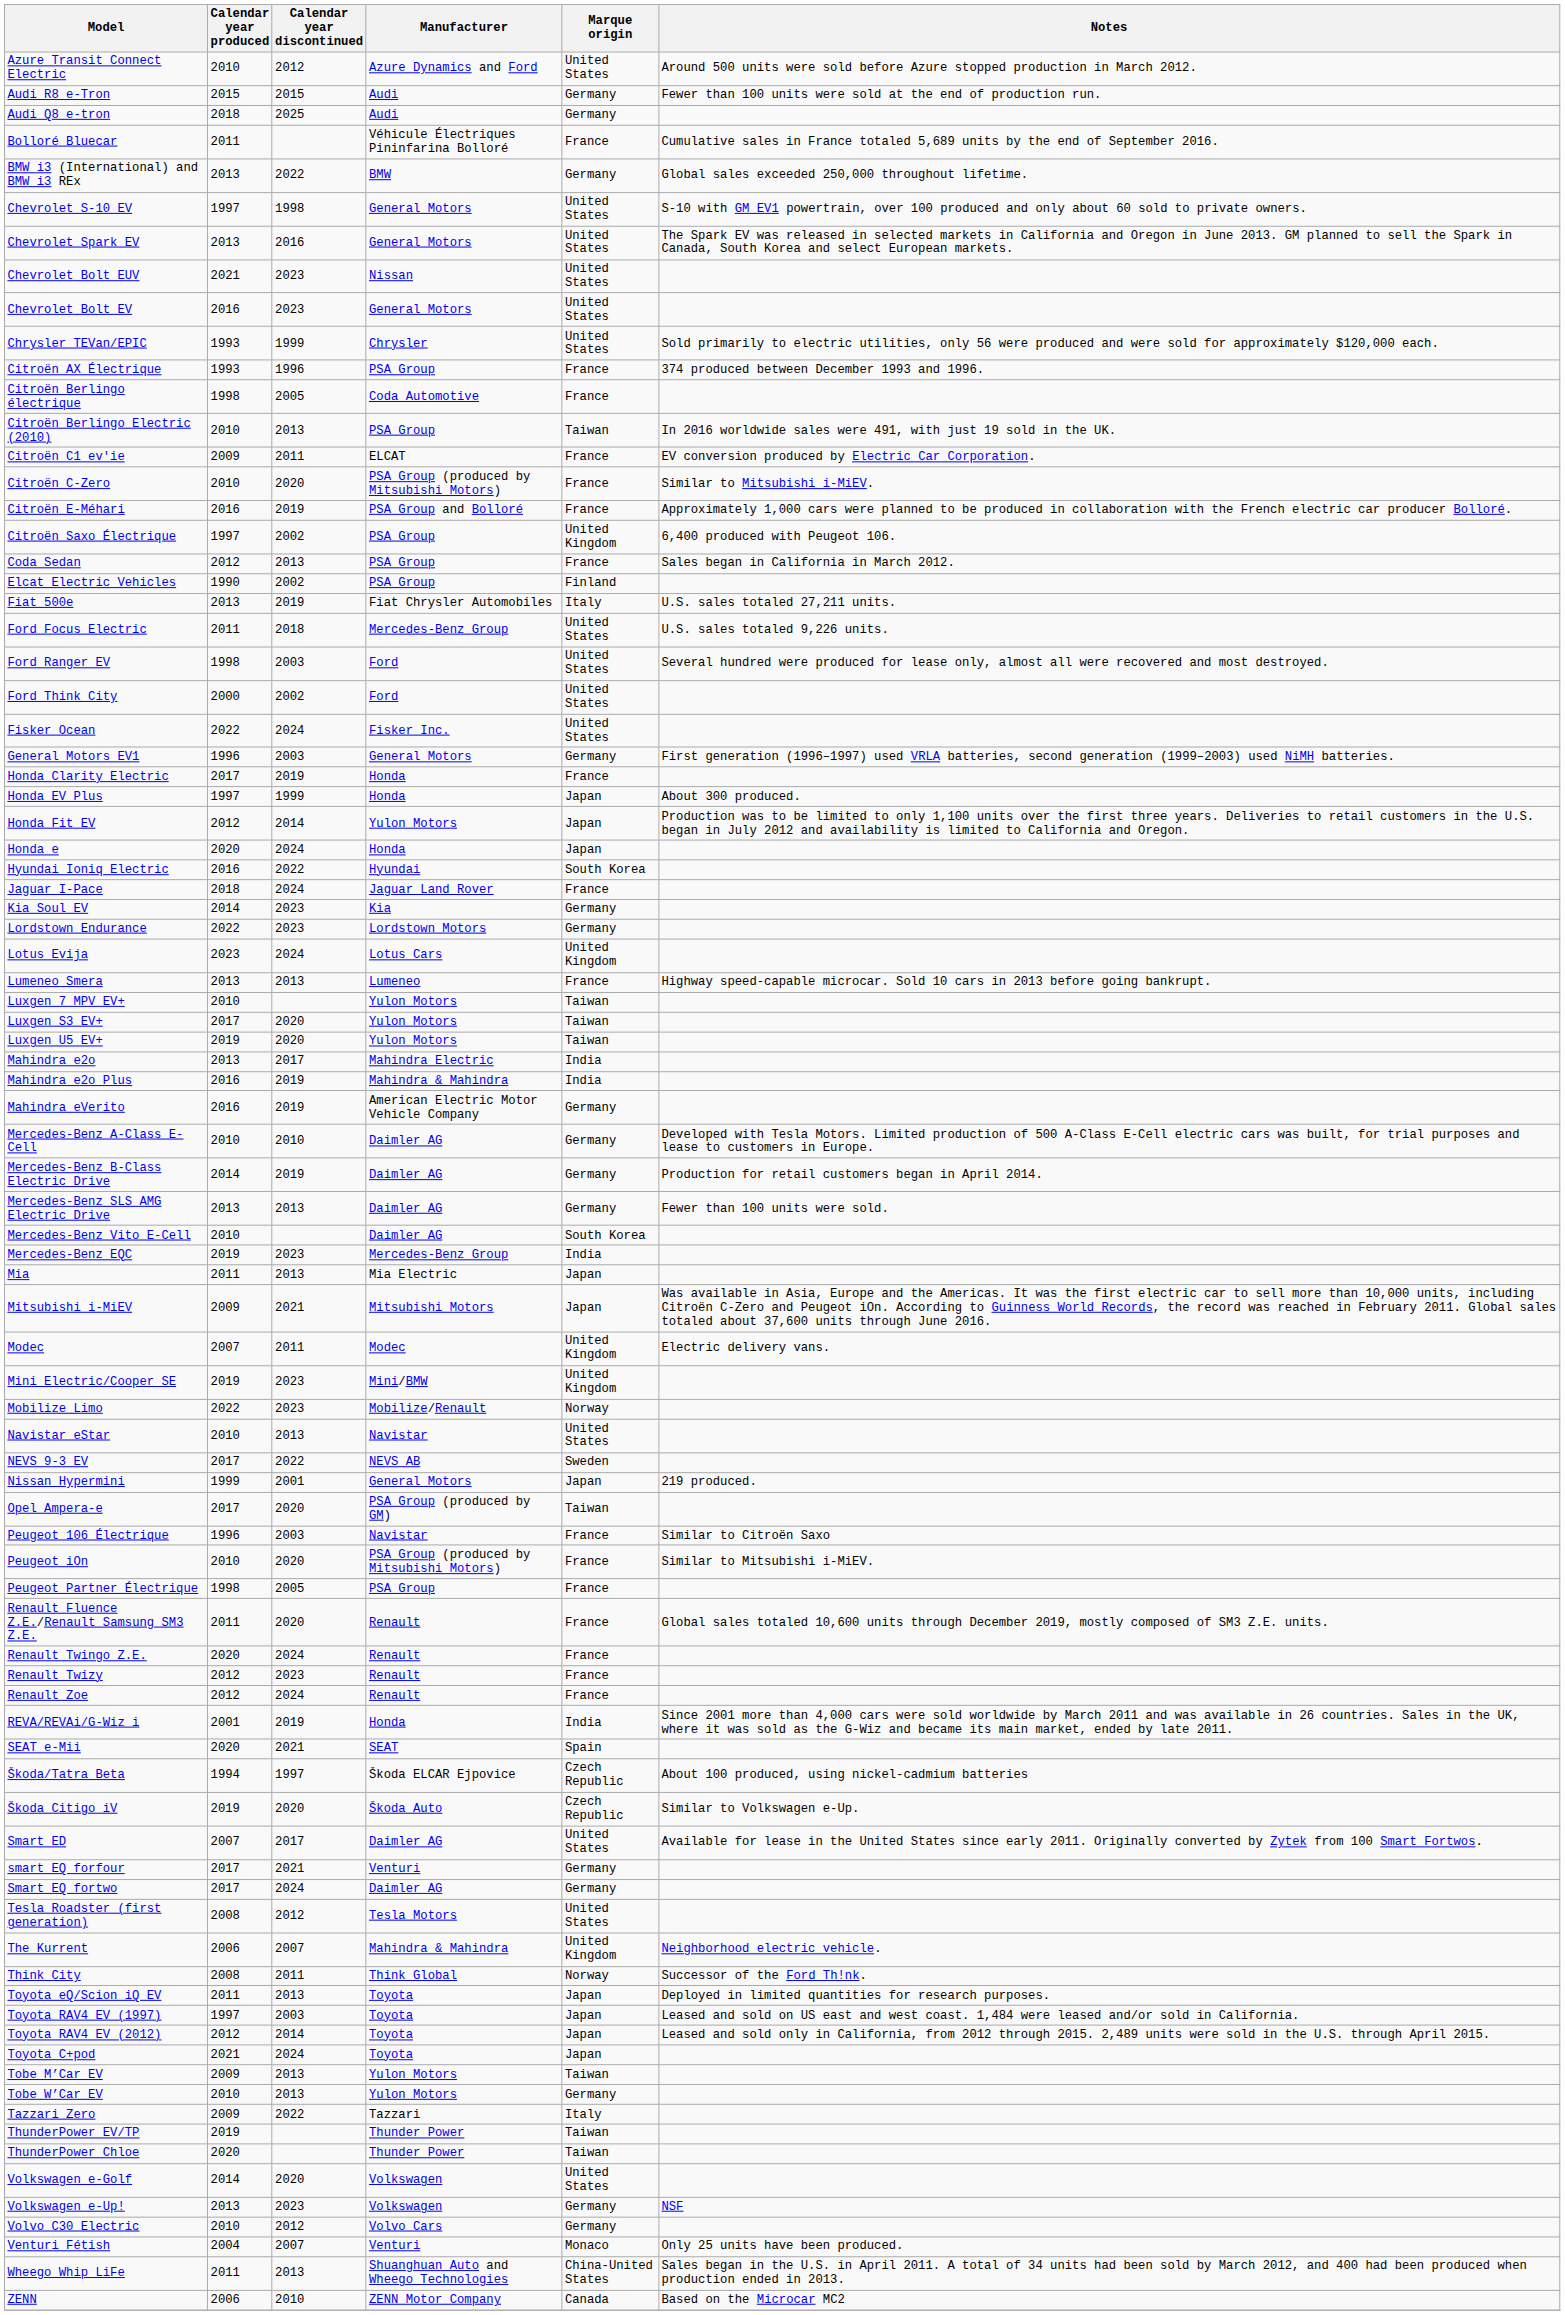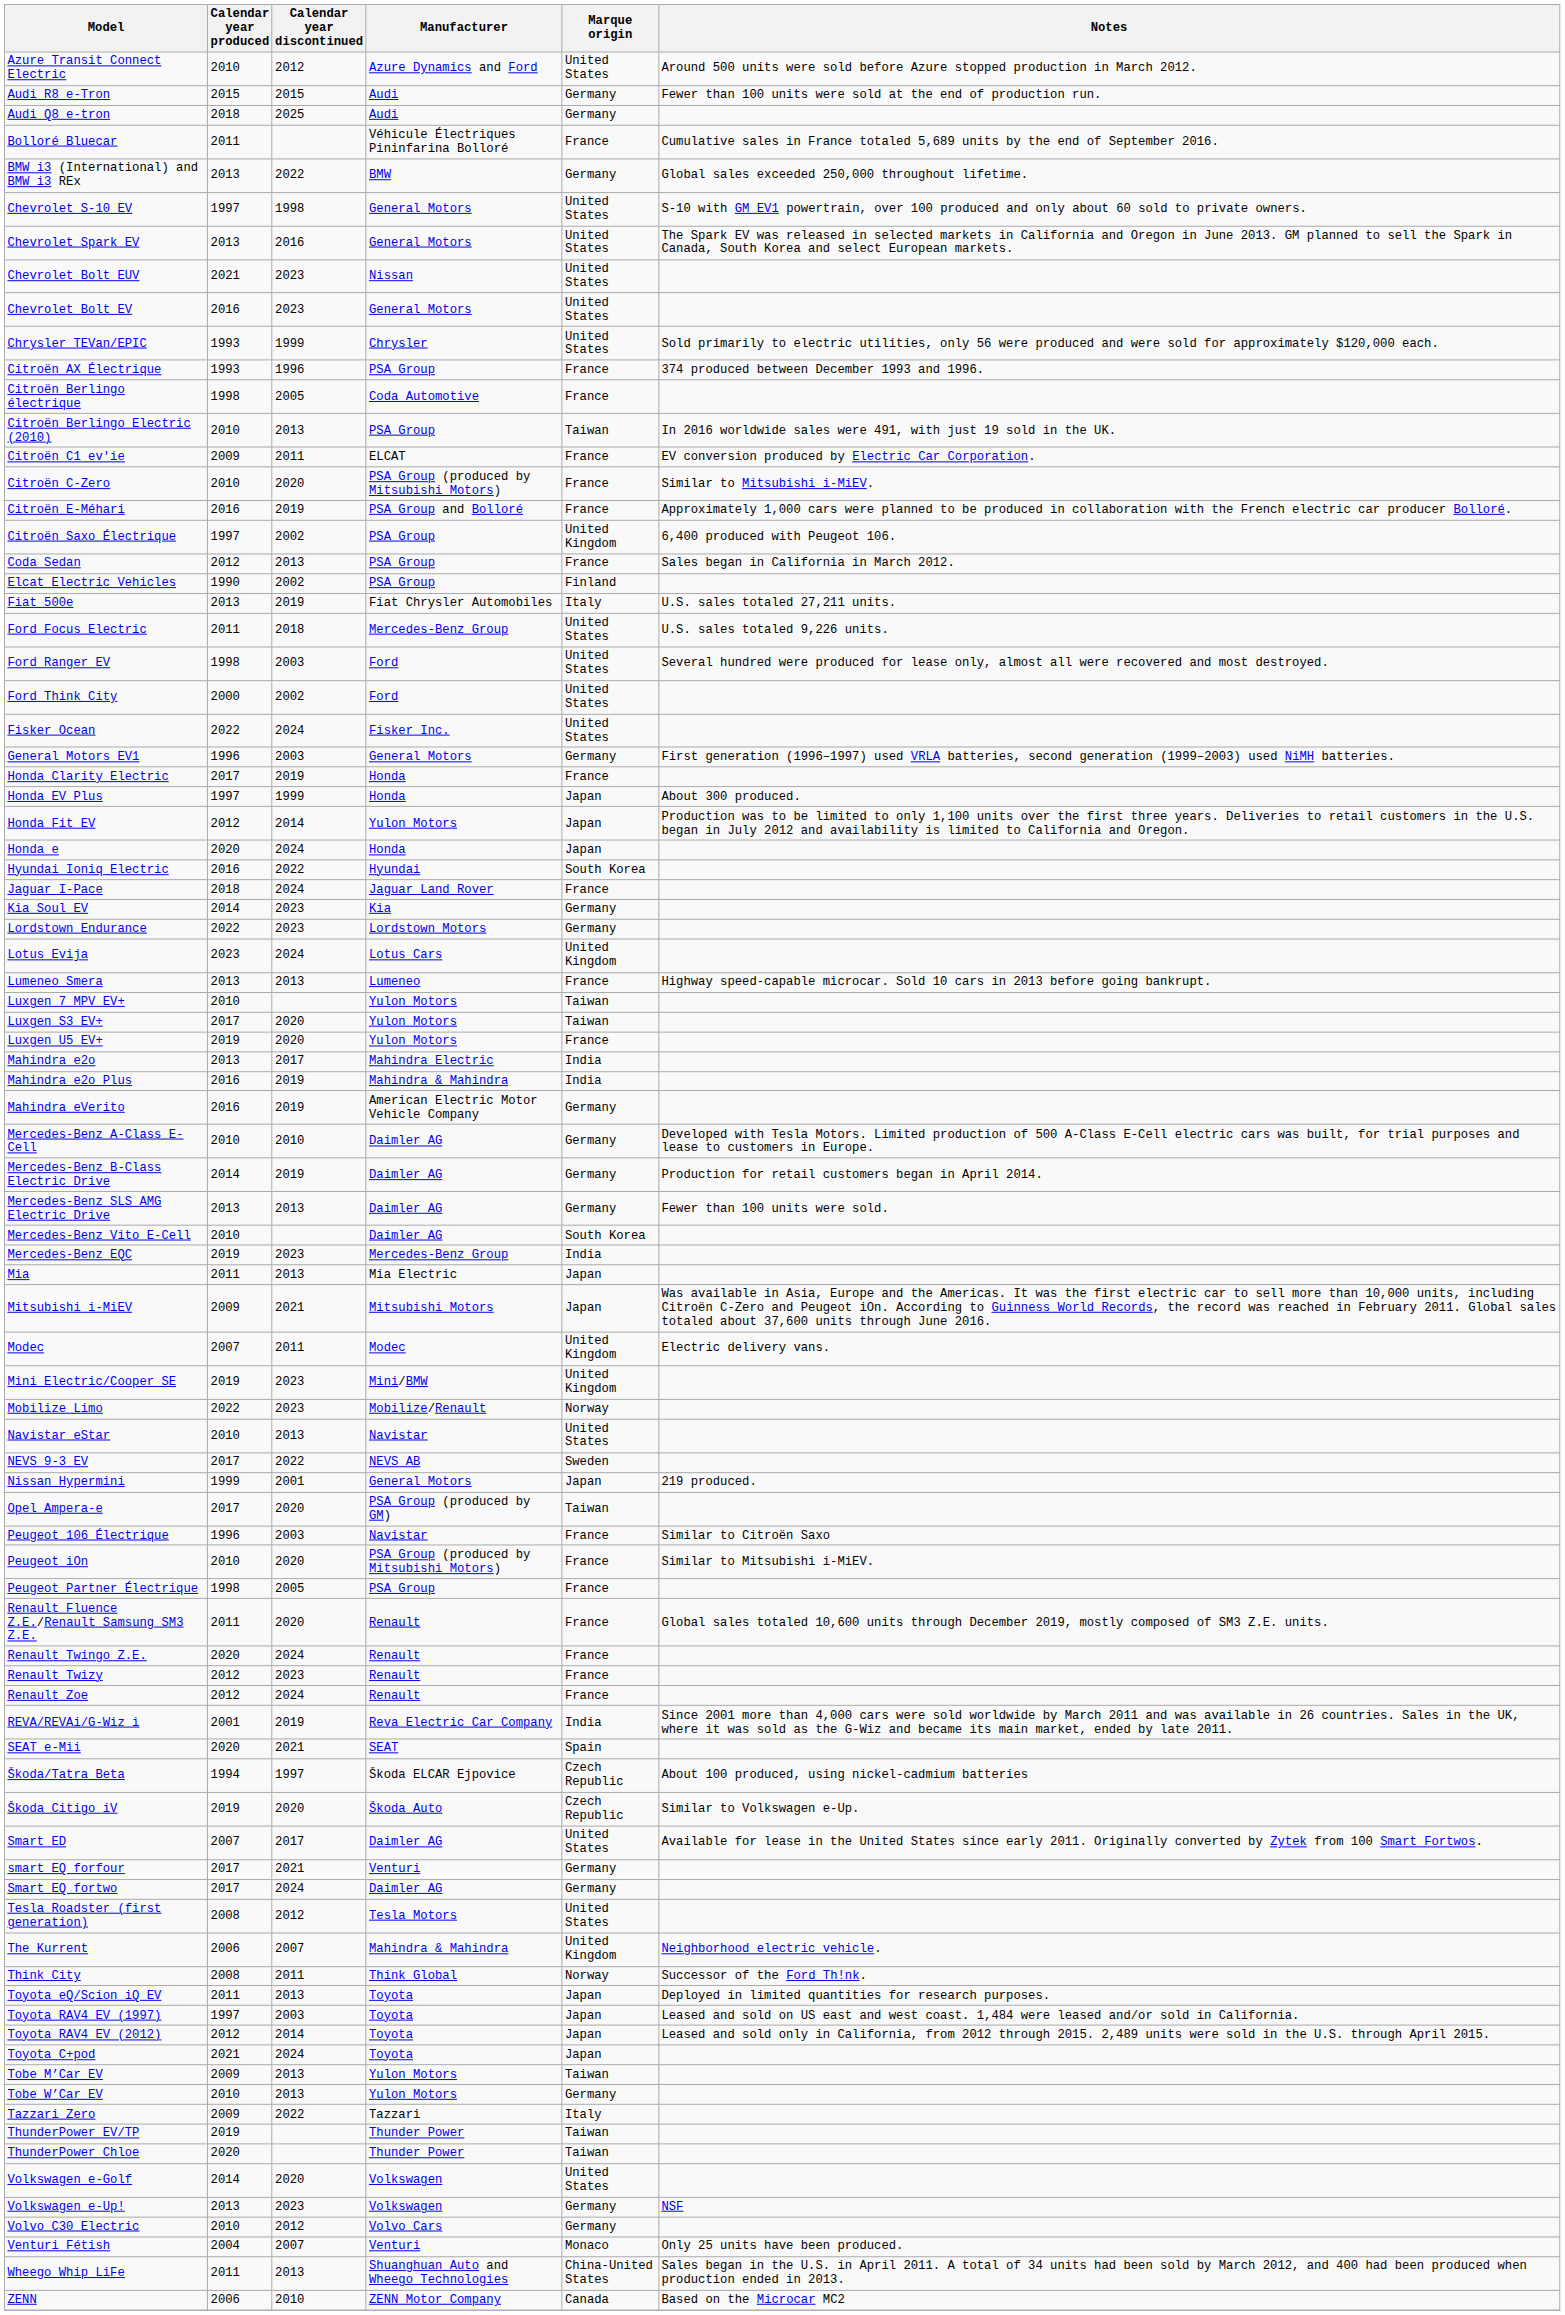(587, 1042) Taiwan -> (587, 1042) France
(387, 1723) Honda -> (461, 1723) Reva Electric Car Company
